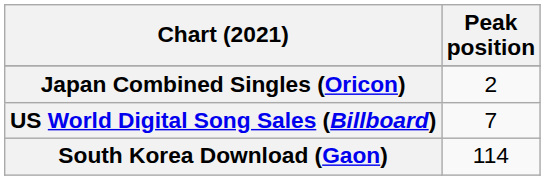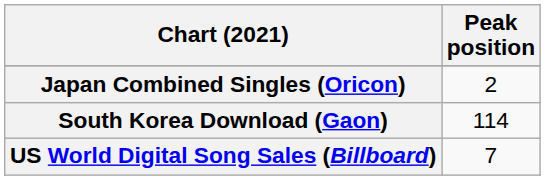rows swapped: (223, 156) <-> (223, 120)
